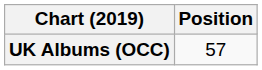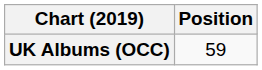(216, 49) 57 -> (216, 49) 59
